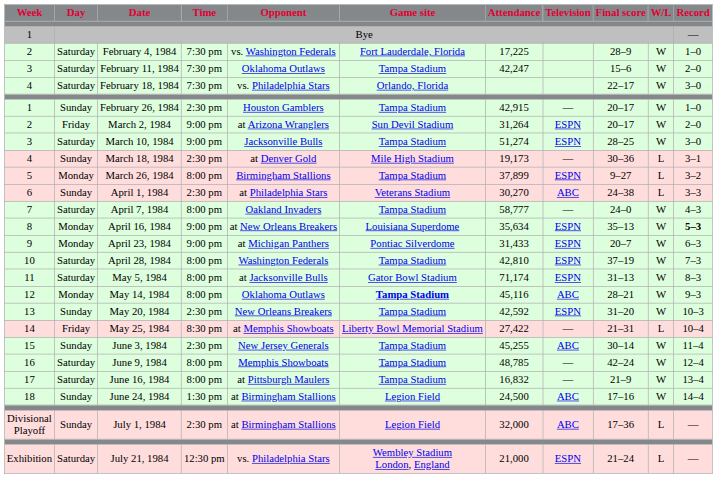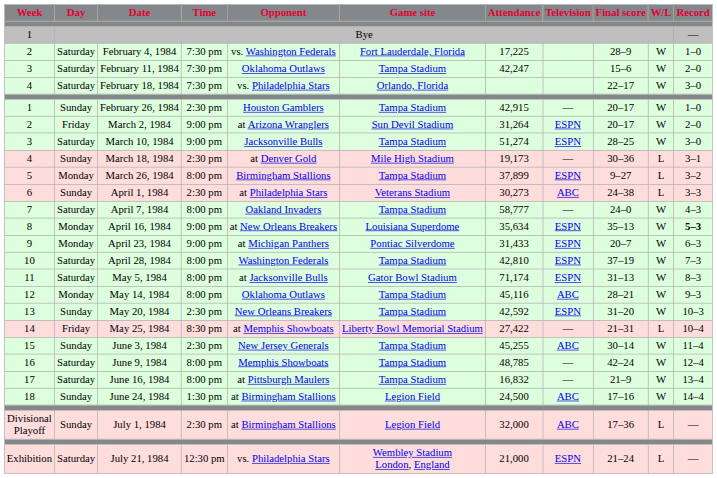(514, 192) 30,270 -> (514, 192) 30,273
(412, 294) bold -> (412, 294) normal
